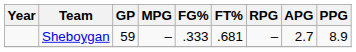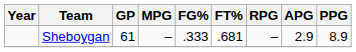(128, 36) 59 -> (128, 36) 61
(304, 36) 2.7 -> (304, 36) 2.9
